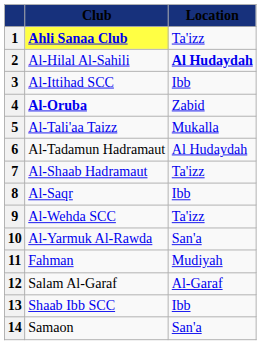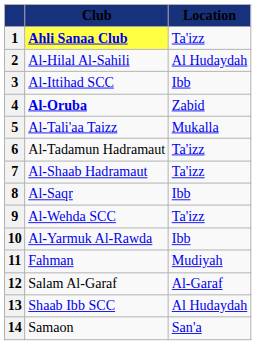(212, 60) bold -> (210, 60) normal
(210, 149) Al Hudaydah -> (188, 149) Ta'izz
(187, 238) San'a -> (181, 238) Ibb
(181, 305) Ibb -> (210, 305) Al Hudaydah
